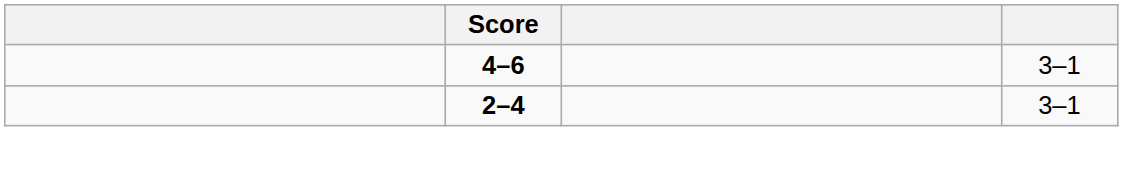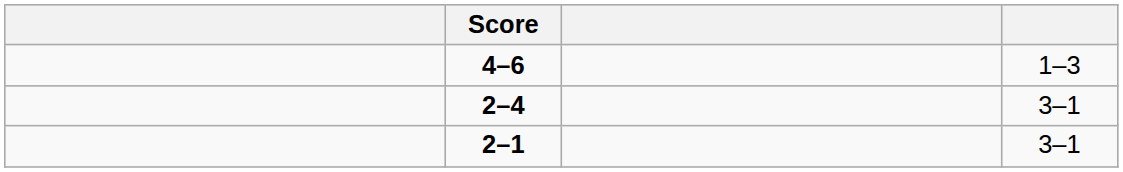(1059, 65) 3–1 -> (1059, 65) 1–3
+ row: (503, 145)
